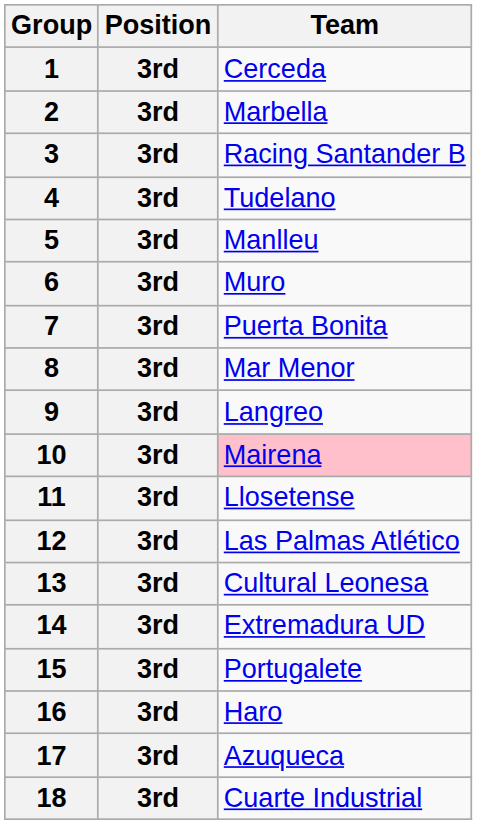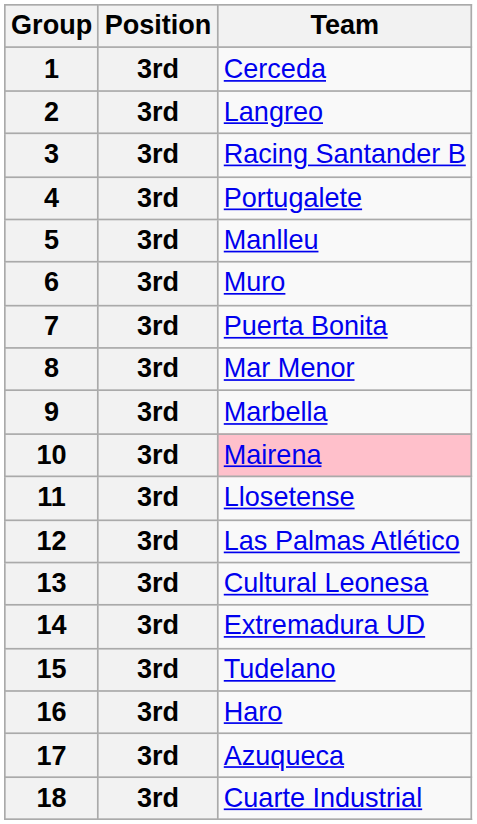(276, 111) Marbella -> (273, 111) Langreo
(280, 197) Tudelano -> (293, 197) Portugalete
(273, 411) Langreo -> (276, 411) Marbella
(293, 669) Portugalete -> (280, 669) Tudelano
